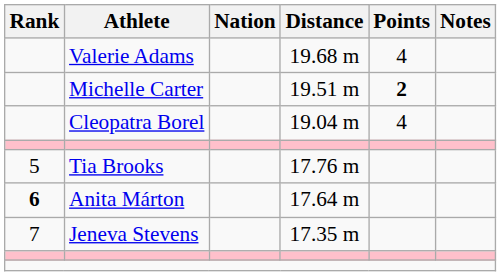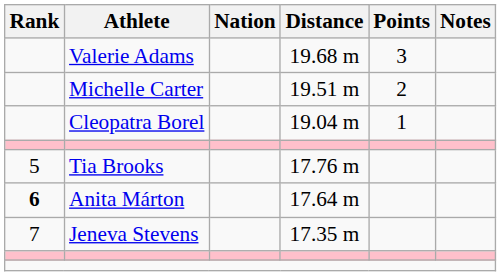(402, 55) 4 -> (402, 55) 3
(402, 88) bold -> (402, 88) normal
(402, 122) 4 -> (402, 122) 1
